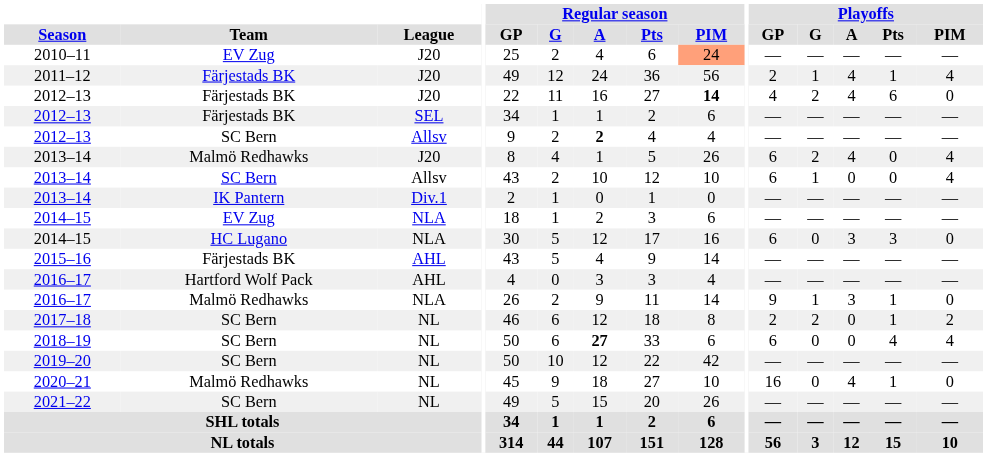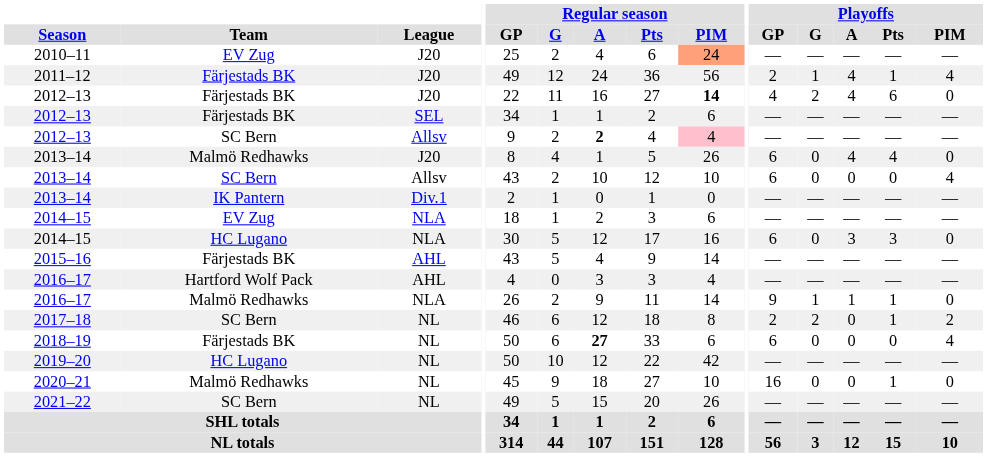(711, 136) no background -> (711, 136) pink background
(815, 156) 2 -> (815, 156) 0
(893, 156) 0 -> (893, 156) 4
(950, 156) 4 -> (950, 156) 0
(815, 177) 1 -> (815, 177) 0
(852, 299) 3 -> (852, 299) 1
(249, 340) SC Bern -> (249, 340) Färjestads BK
(893, 340) 4 -> (893, 340) 0
(249, 360) SC Bern -> (249, 360) HC Lugano
(852, 381) 4 -> (852, 381) 0
